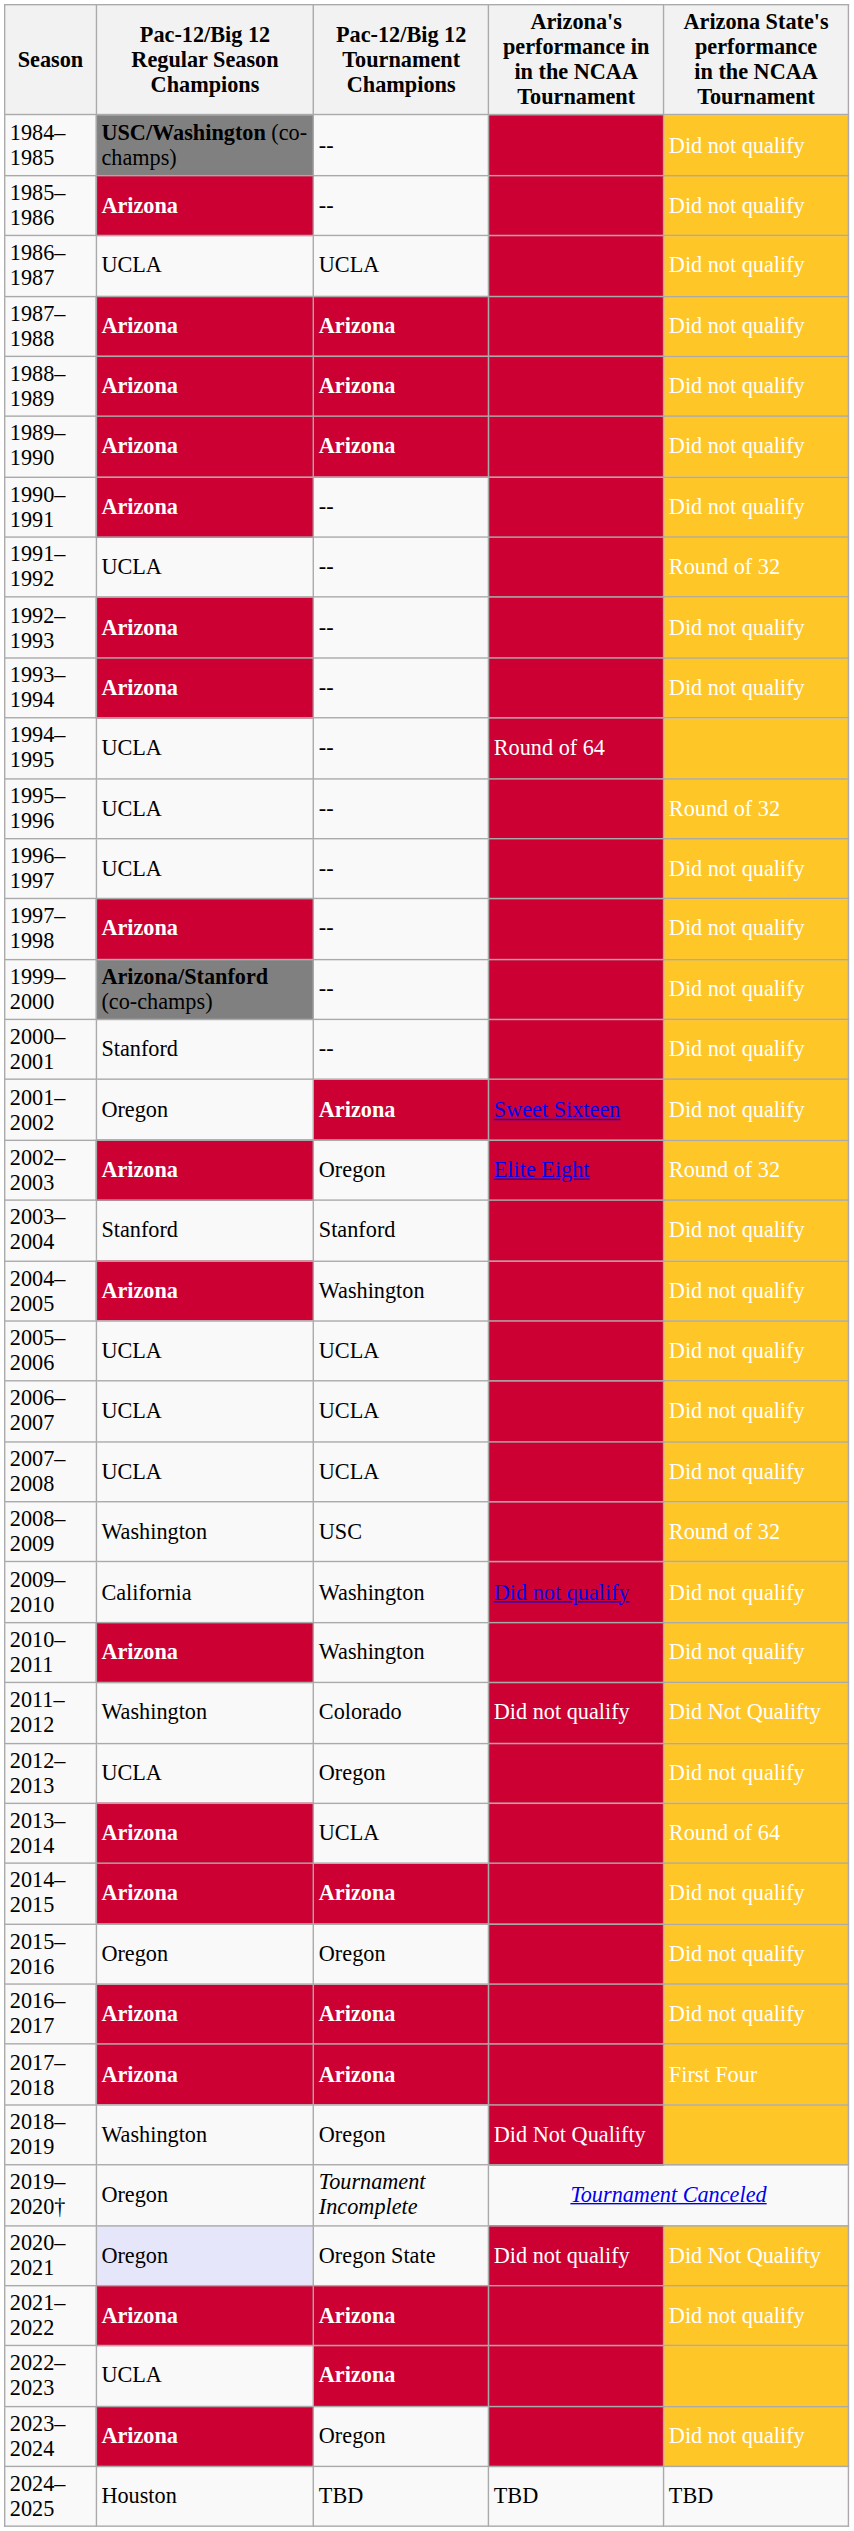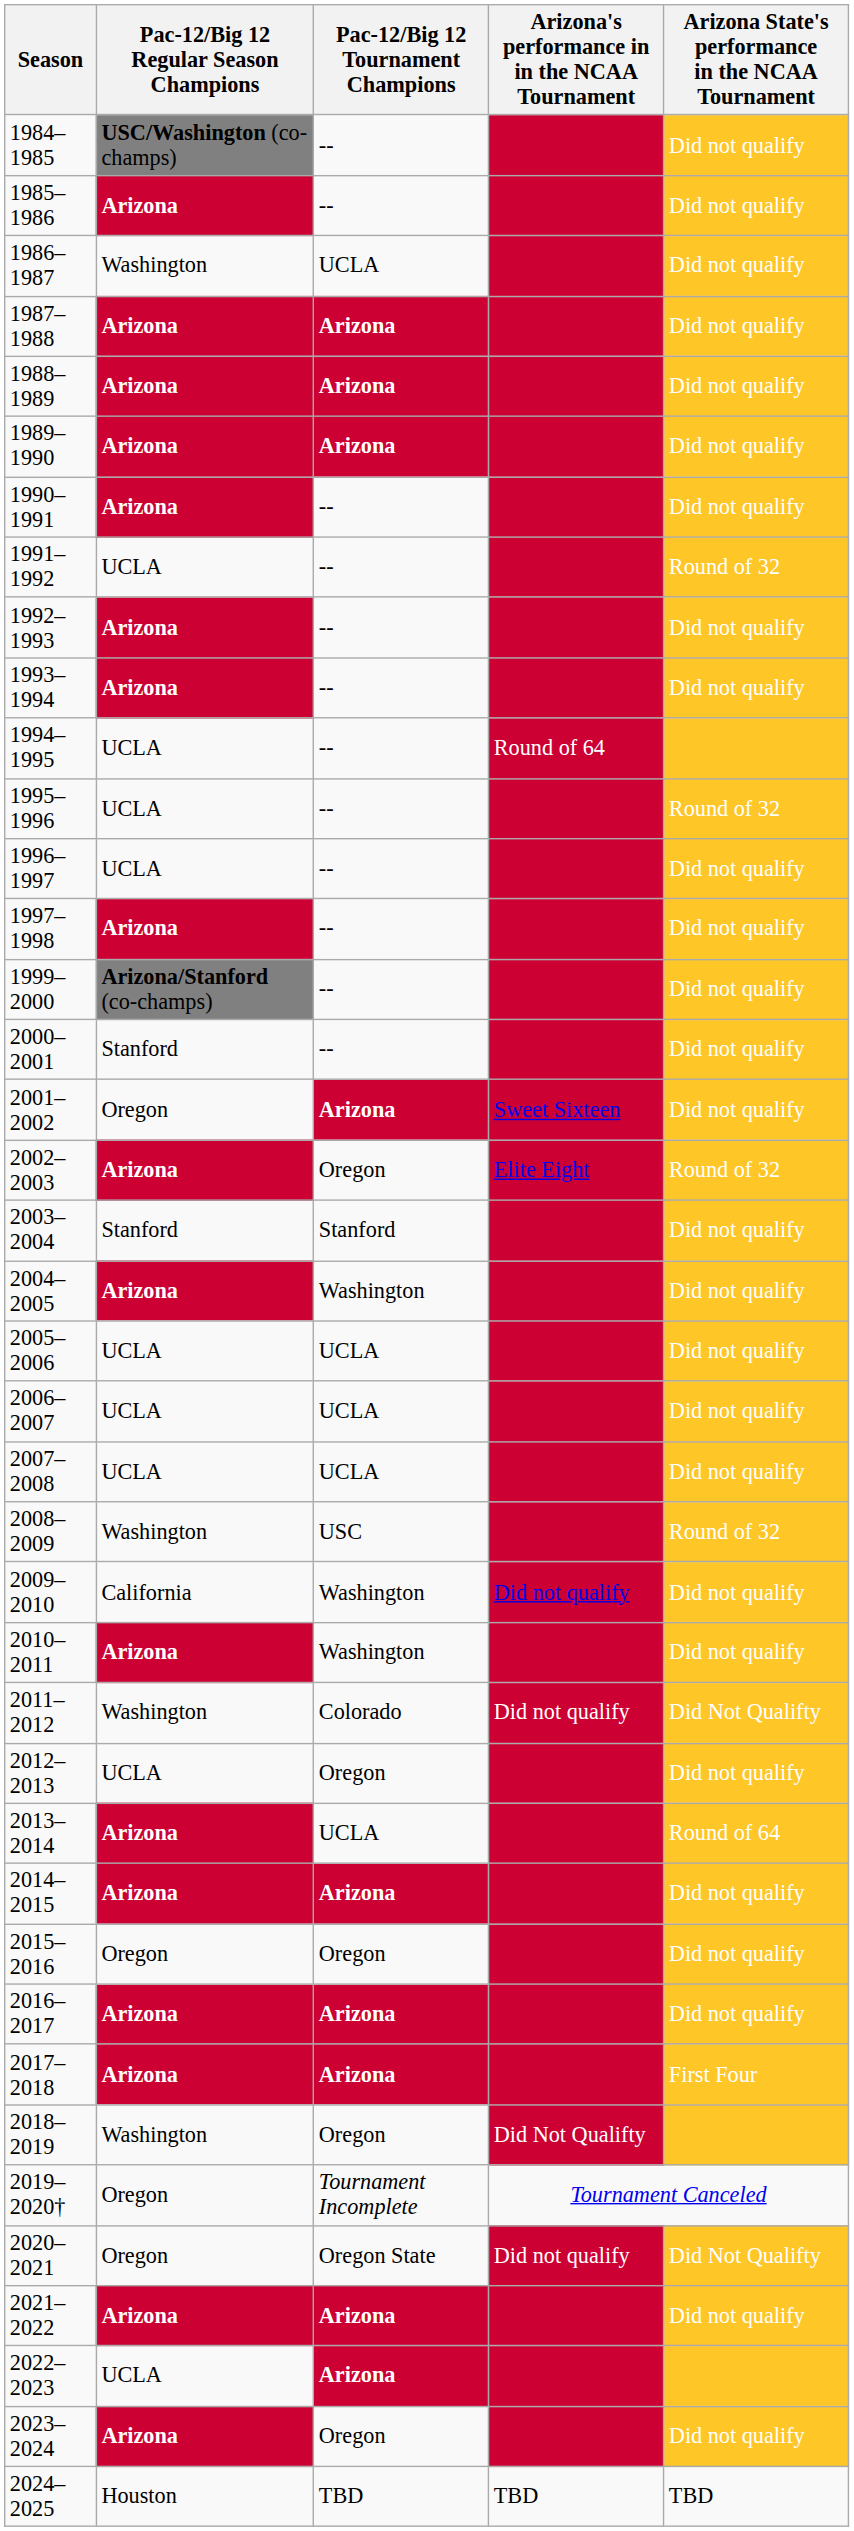(132, 265) UCLA -> (154, 265) Washington
(135, 2255) lavender background -> (135, 2255) no background
